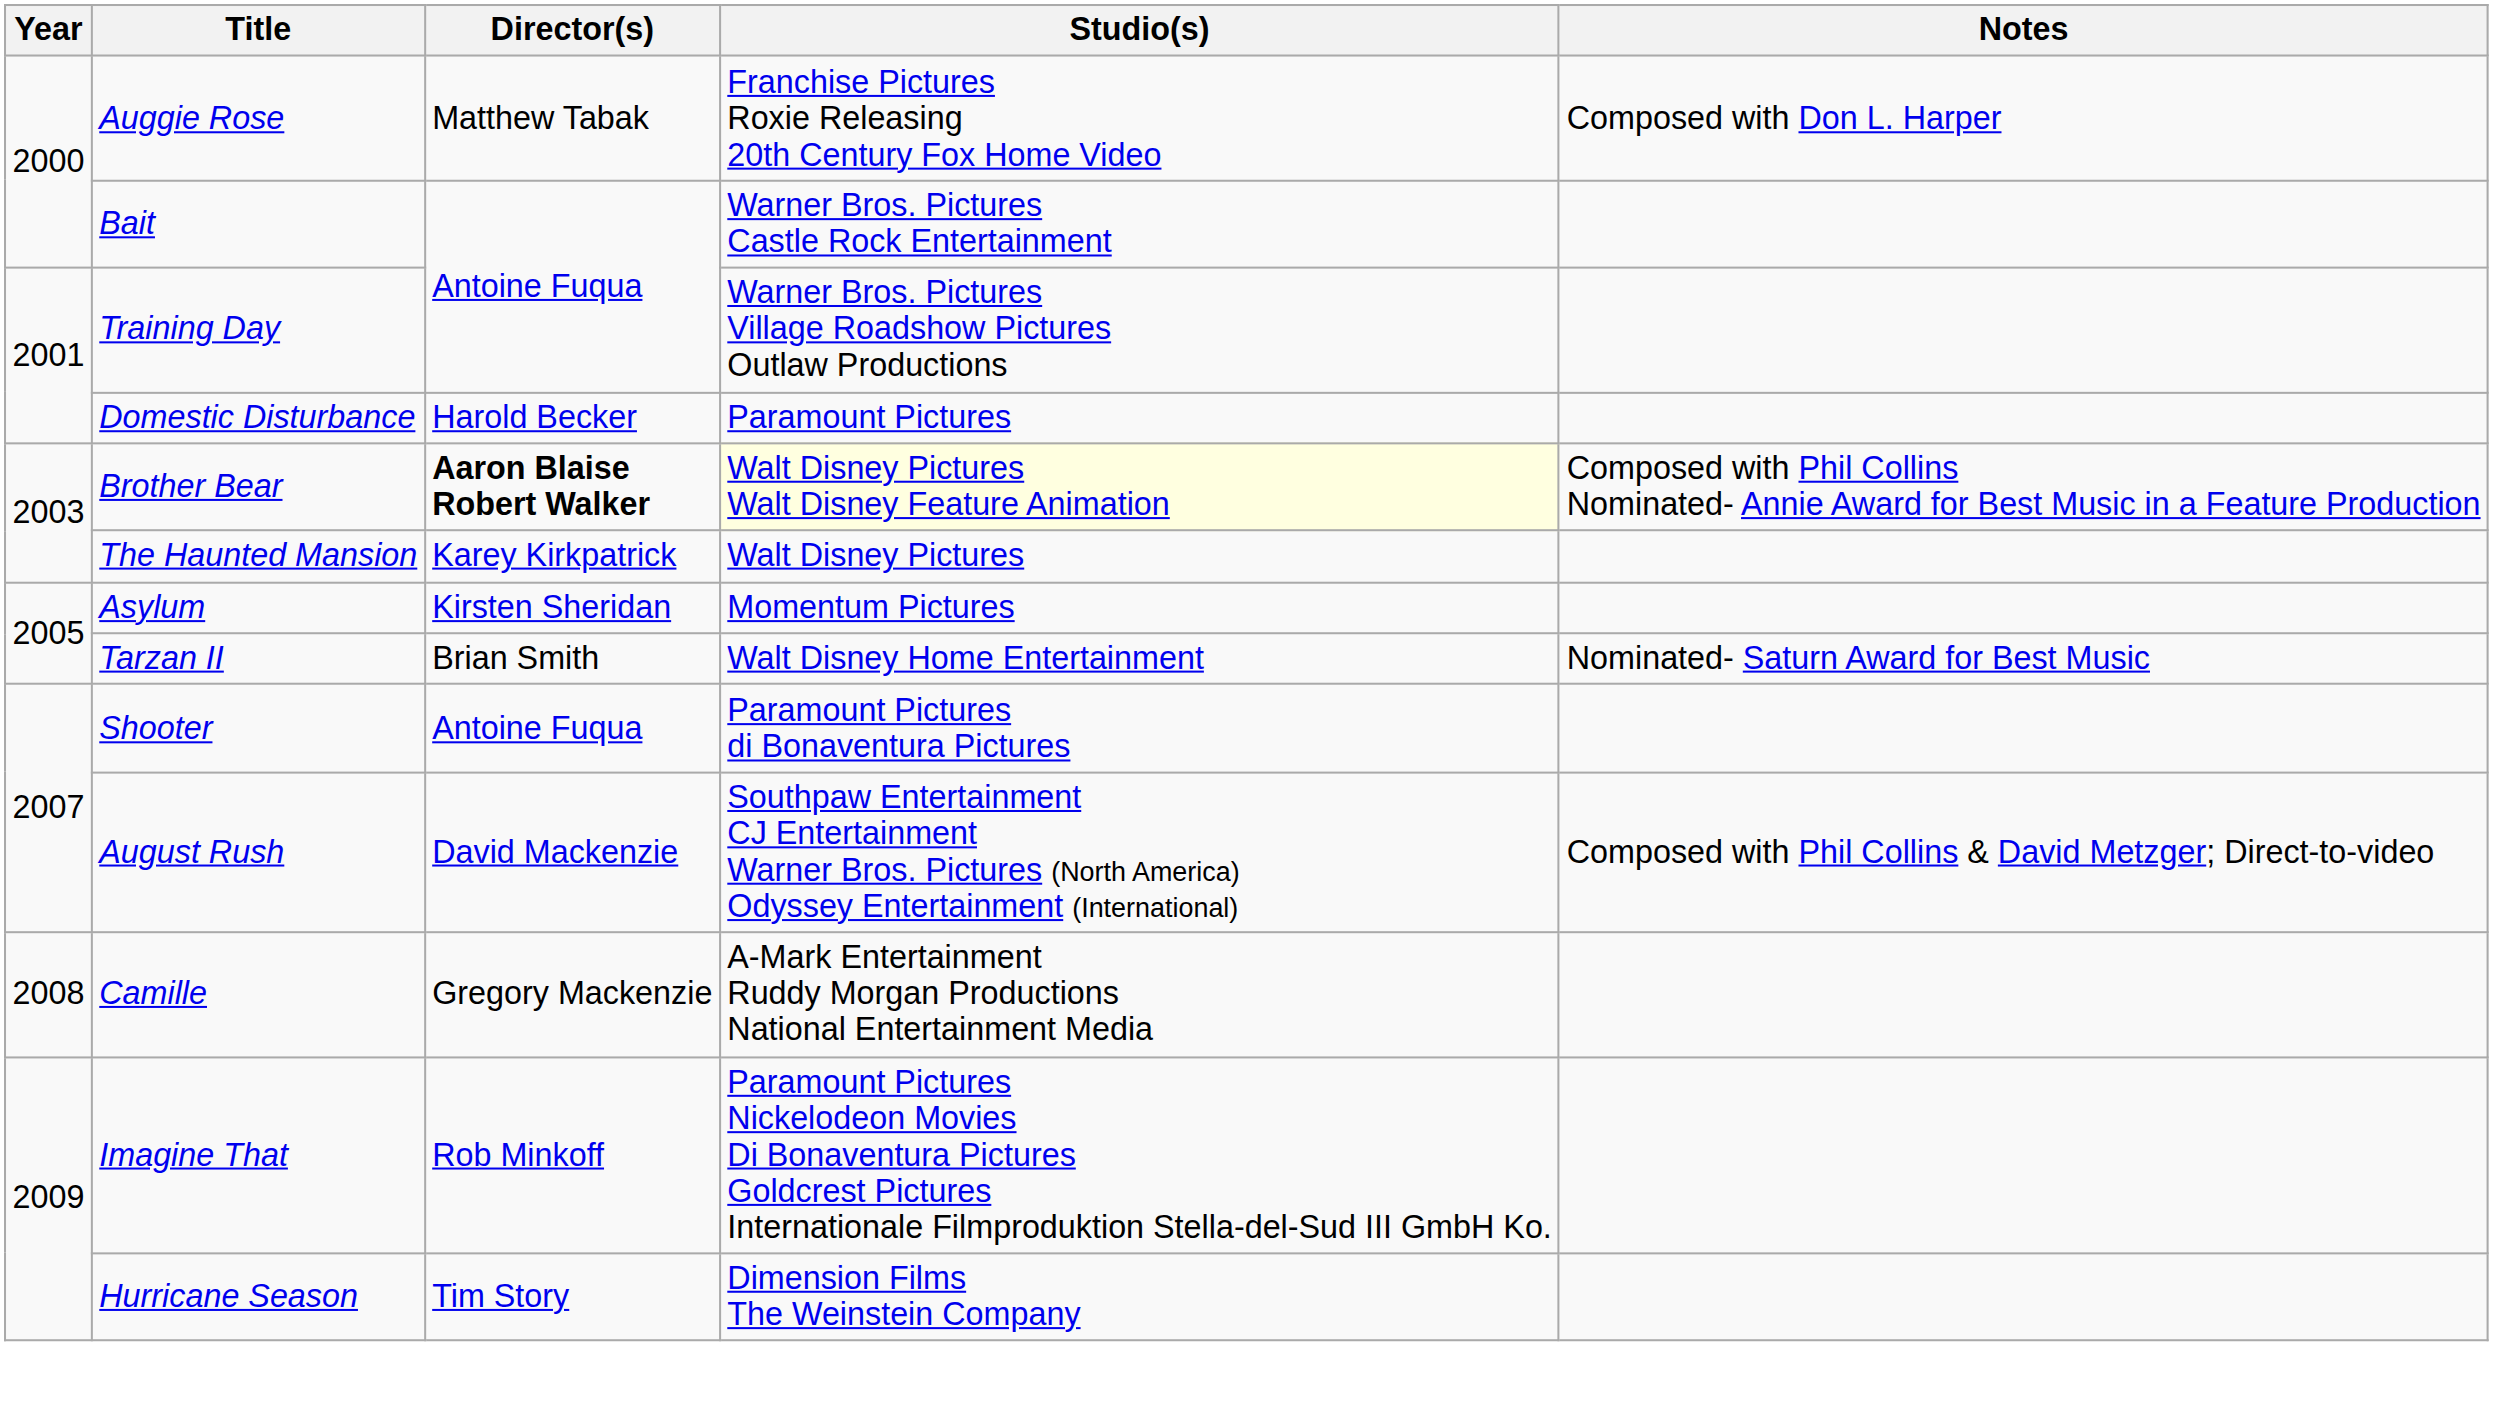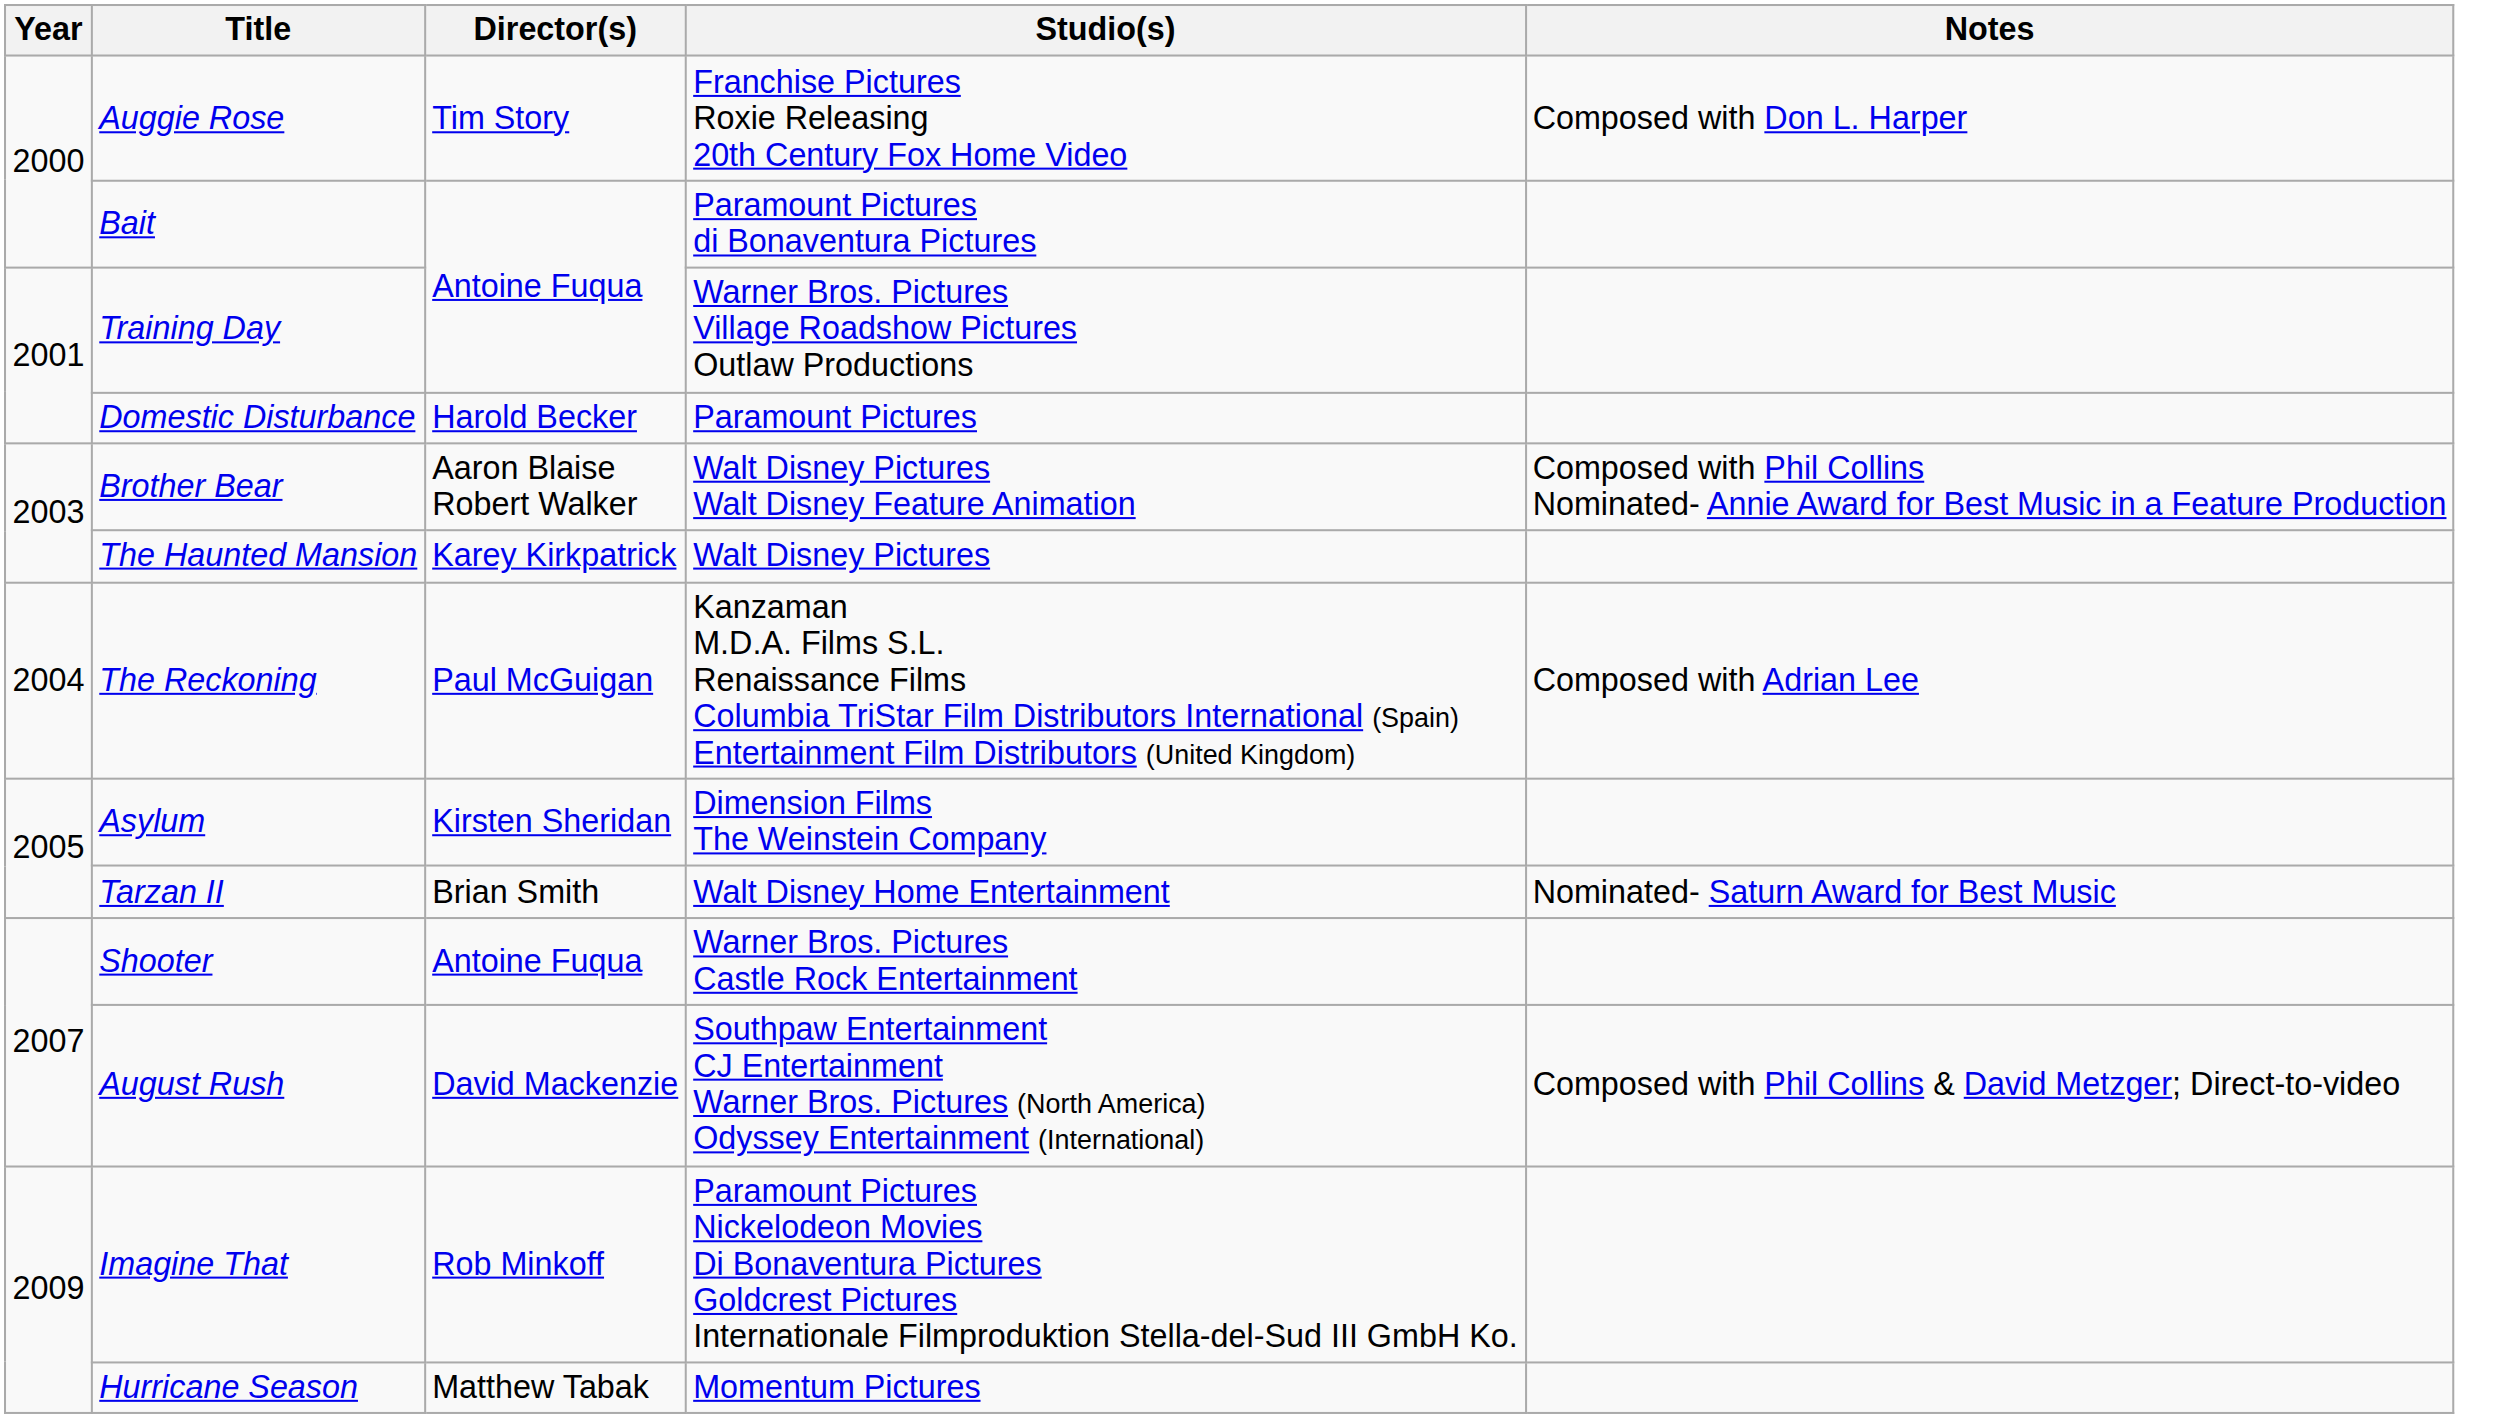(541, 117) Matthew Tabak -> (501, 117) Tim Story
(920, 223) Warner Bros. Pictures Castle Rock Entertainment -> (865, 223) Paramount Pictures di Bonaventura Pictures
(541, 486) bold -> (535, 486) normal
(949, 486) lightyellow background -> (914, 486) no background
+ row: (208, 679)
(871, 607) Momentum Pictures -> (870, 821) Dimension Films The Weinstein Company
(899, 727) Paramount Pictures di Bonaventura Pictures -> (885, 960) Warner Bros. Pictures Castle Rock Entertainment
- row: (153, 993)
(501, 1296) Tim Story -> (541, 1387) Matthew Tabak
(904, 1296) Dimension Films The Weinstein Company -> (837, 1387) Momentum Pictures
